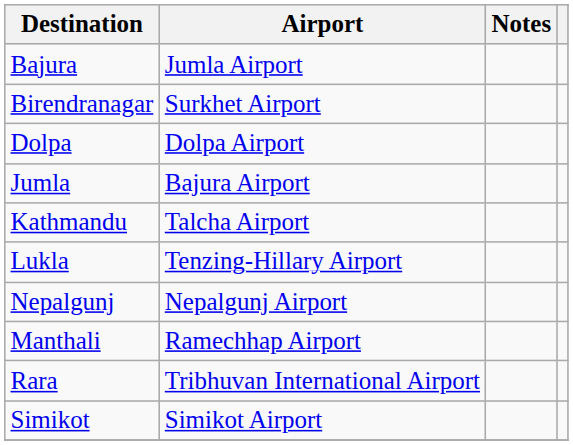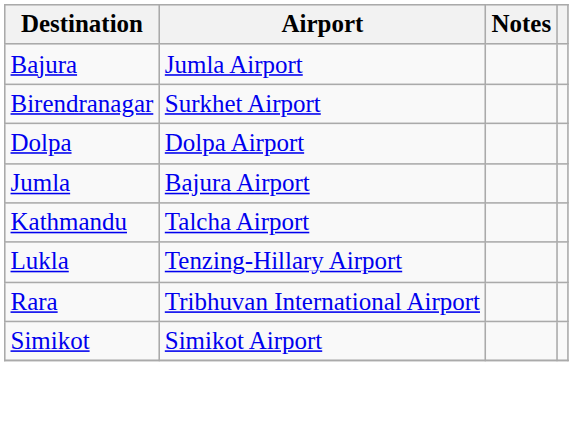- row: (63, 301)
- row: (56, 340)
